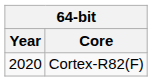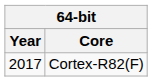(25, 64) 2020 -> (25, 64) 2017
